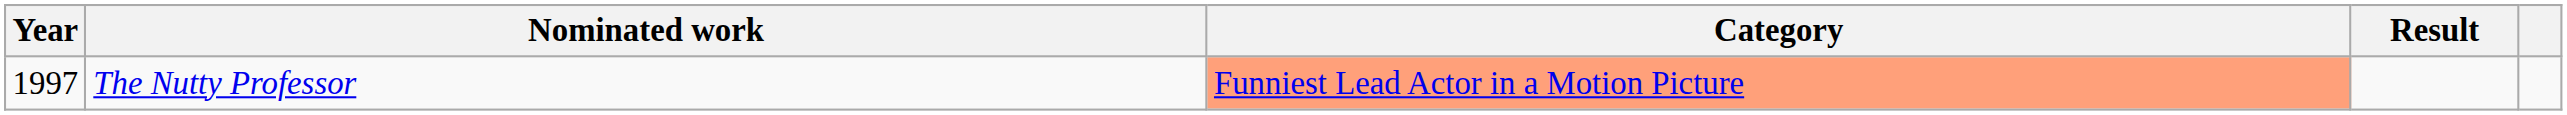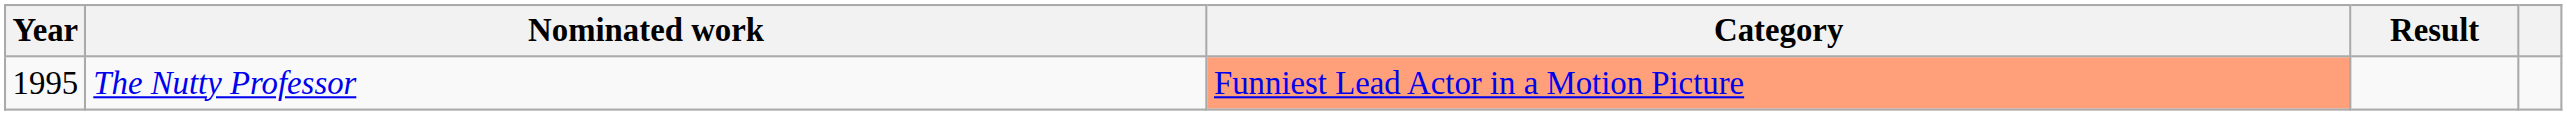(45, 82) 1997 -> (45, 82) 1995
